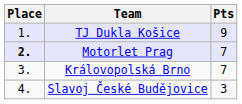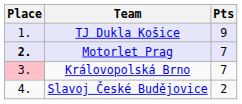(25, 70) no background -> (25, 70) pink background
(224, 89) 3 -> (224, 89) 2
